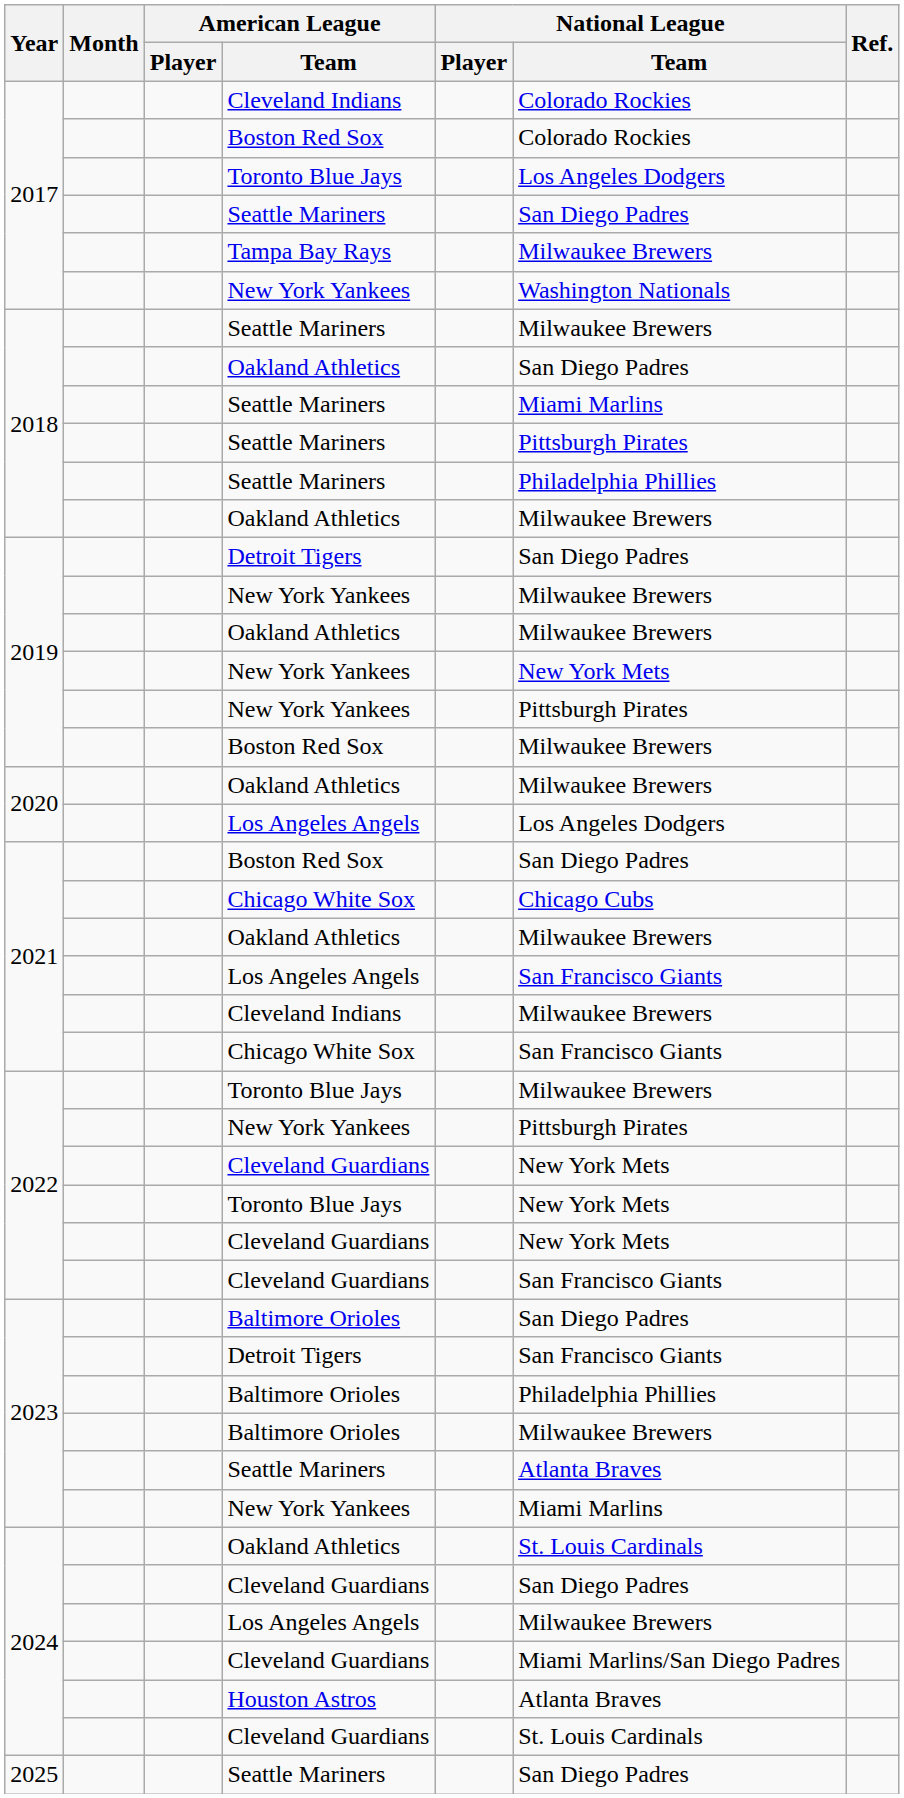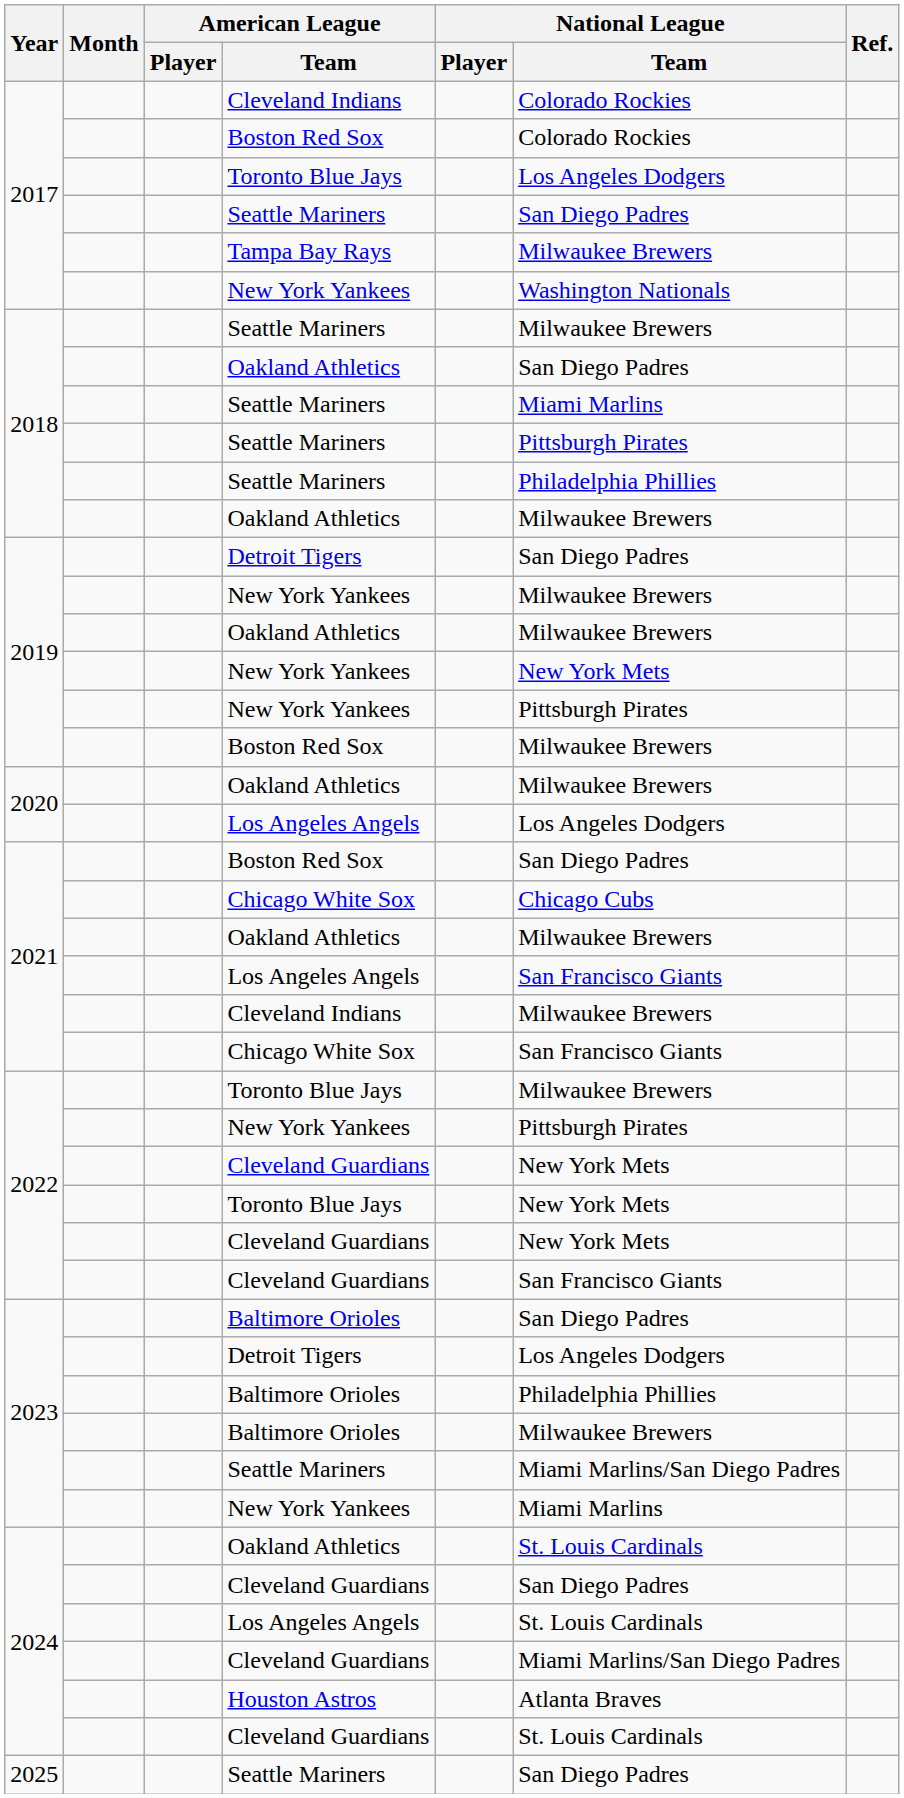(620, 1355) San Francisco Giants -> (621, 1355) Los Angeles Dodgers
(590, 1469) Atlanta Braves -> (679, 1469) Miami Marlins/San Diego Padres
(615, 1622) Milwaukee Brewers -> (610, 1622) St. Louis Cardinals
